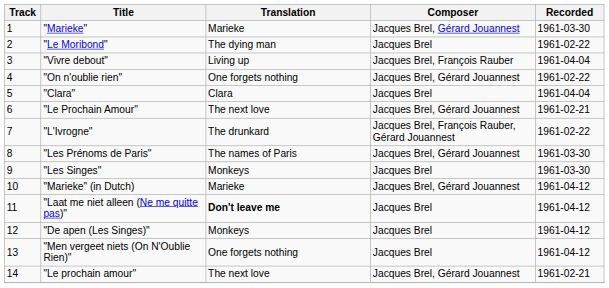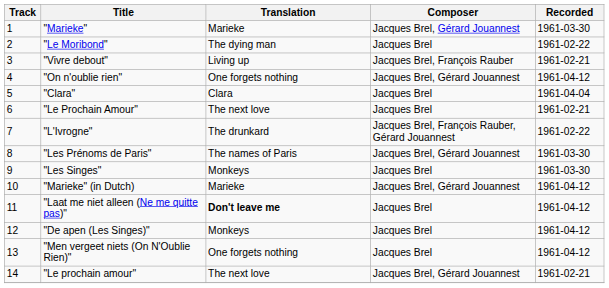(564, 61) 1961-04-04 -> (564, 61) 1961-02-21
(564, 77) 1961-02-22 -> (564, 77) 1961-04-12
(446, 110) Jacques Brel, Gérard Jouannest -> (402, 110) Jacques Brel
